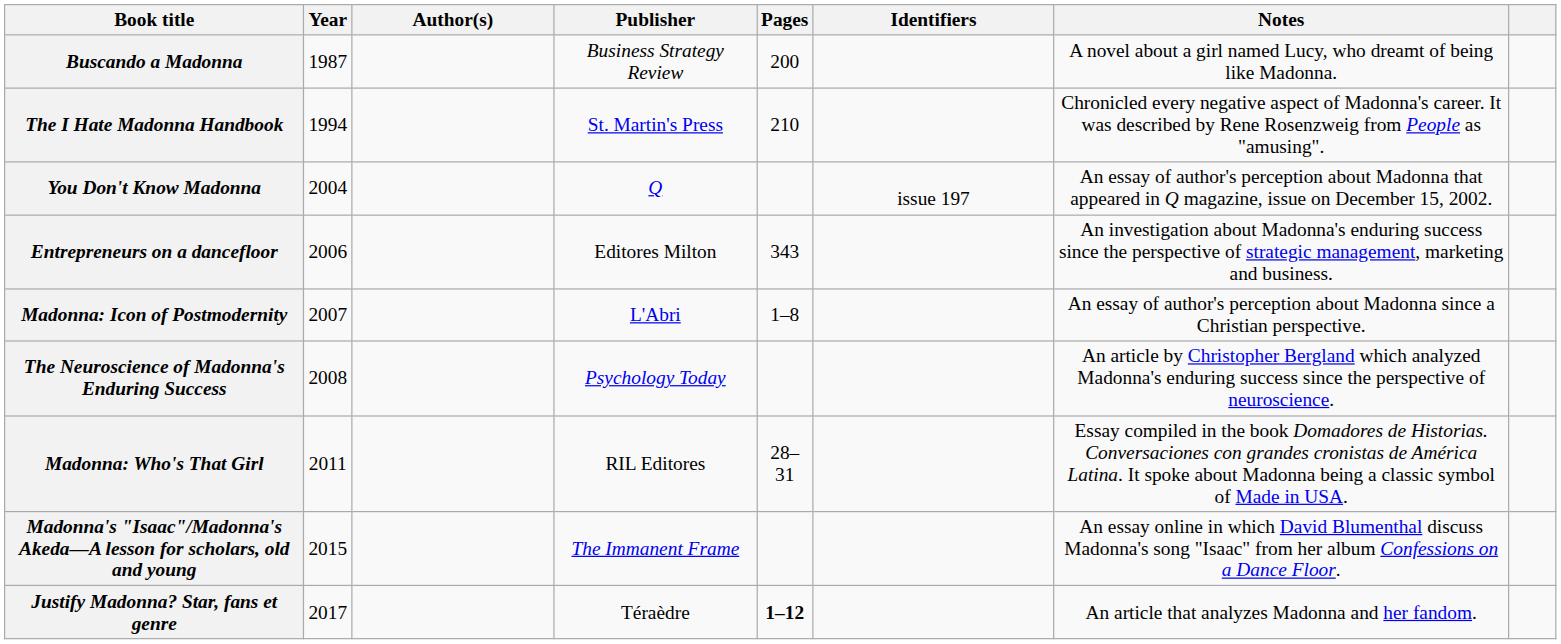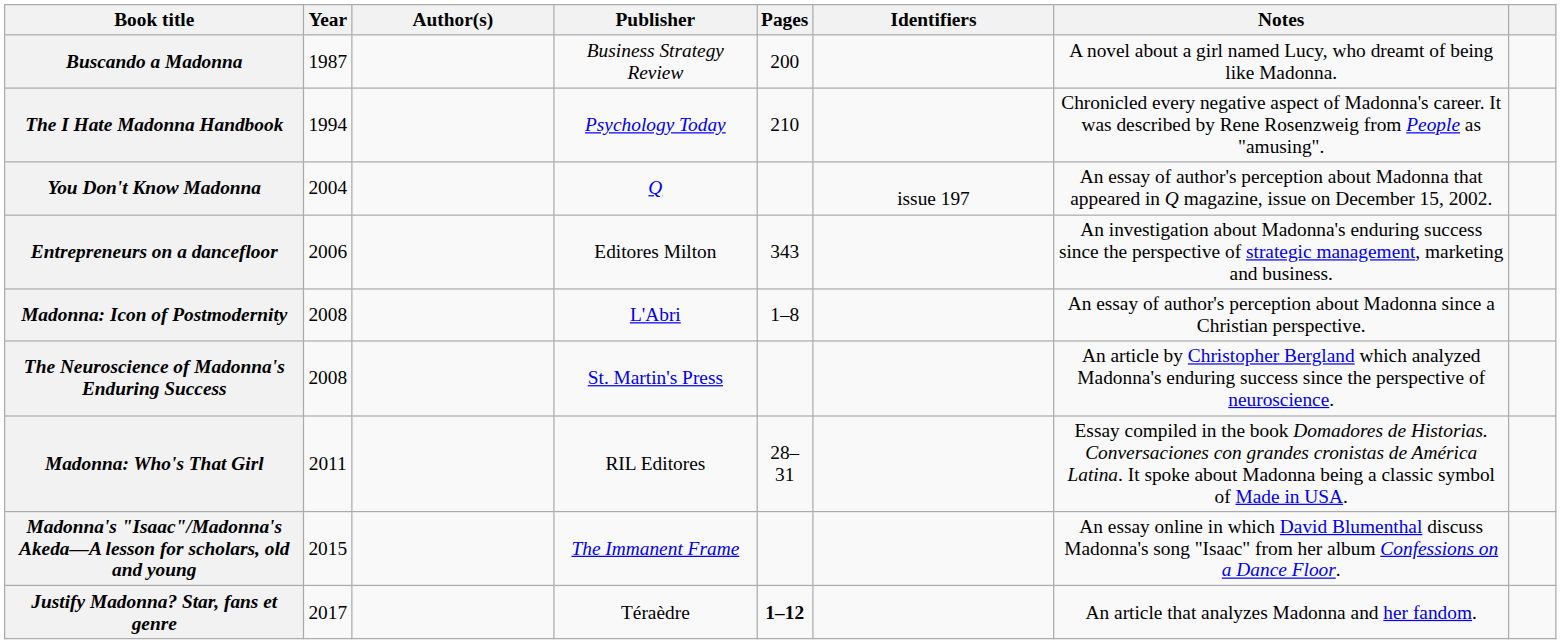(655, 124) St. Martin's Press -> (655, 124) Psychology Today
(328, 314) 2007 -> (328, 314) 2008
(655, 378) Psychology Today -> (655, 378) St. Martin's Press
